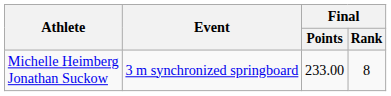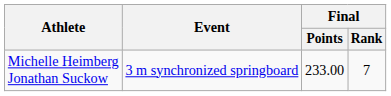(367, 70) 8 -> (367, 70) 7
